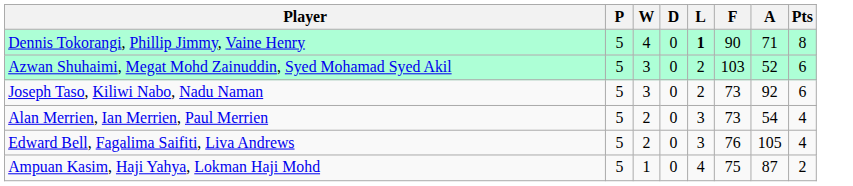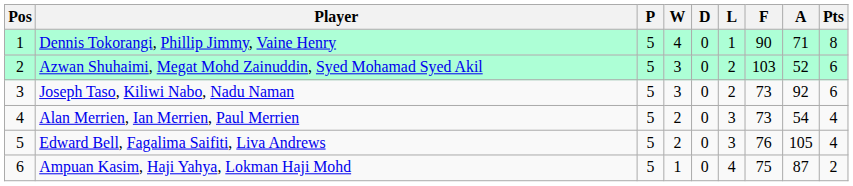+ column: (20, 17)
(701, 42) bold -> (732, 42) normal
